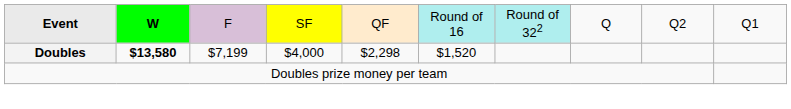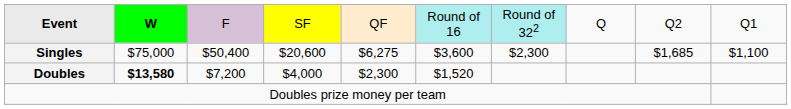+ row: (59, 53)
(228, 53) $7,199 -> (226, 74) $7,200
(380, 53) $2,298 -> (378, 74) $2,300
